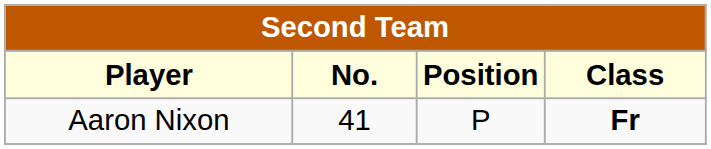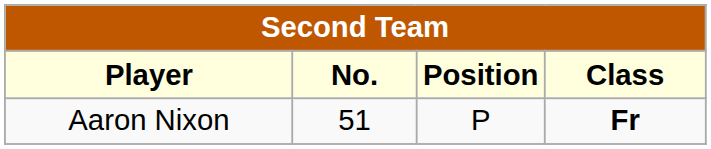(355, 120) 41 -> (355, 120) 51
